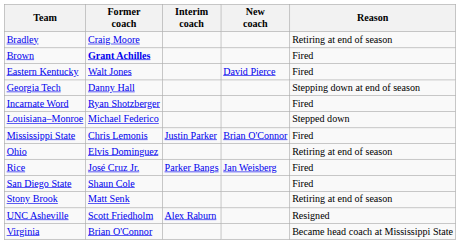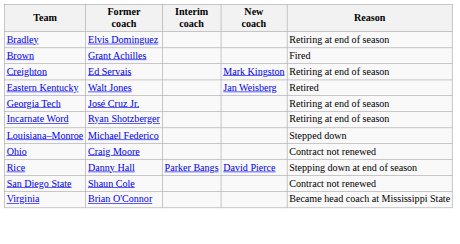(114, 39) Craig Moore -> (123, 39) Elvis Dominguez
(119, 55) bold -> (117, 55) normal
+ row: (27, 71)
(249, 71) David Pierce -> (250, 87) Jan Weisberg
(303, 71) Fired -> (304, 87) Retired
(111, 87) Danny Hall -> (114, 103) José Cruz Jr.
(356, 87) Stepping down at end of season -> (339, 103) Retiring at end of season
(303, 103) Fired -> (339, 119) Retiring at end of season
- row: (41, 135)
(123, 151) Elvis Dominguez -> (114, 151) Craig Moore
(342, 151) Retiring at end of season -> (333, 151) Contract not renewed
(114, 167) José Cruz Jr. -> (111, 167) Danny Hall
(250, 167) Jan Weisberg -> (249, 167) David Pierce
(303, 167) Fired -> (353, 167) Stepping down at end of season
(303, 183) Fired -> (333, 183) Contract not renewed
- row: (32, 199)
- row: (38, 215)
